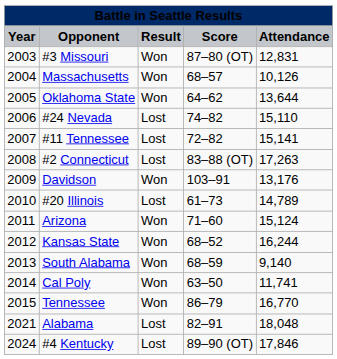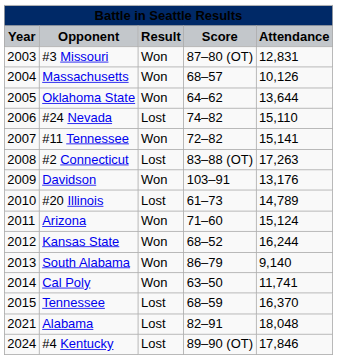(153, 139) Lost -> (154, 139) Won
(205, 262) 68–59 -> (205, 262) 86–79
(154, 303) Won -> (153, 303) Lost
(205, 303) 86–79 -> (205, 303) 68–59
(279, 303) 16,770 -> (279, 303) 16,370
